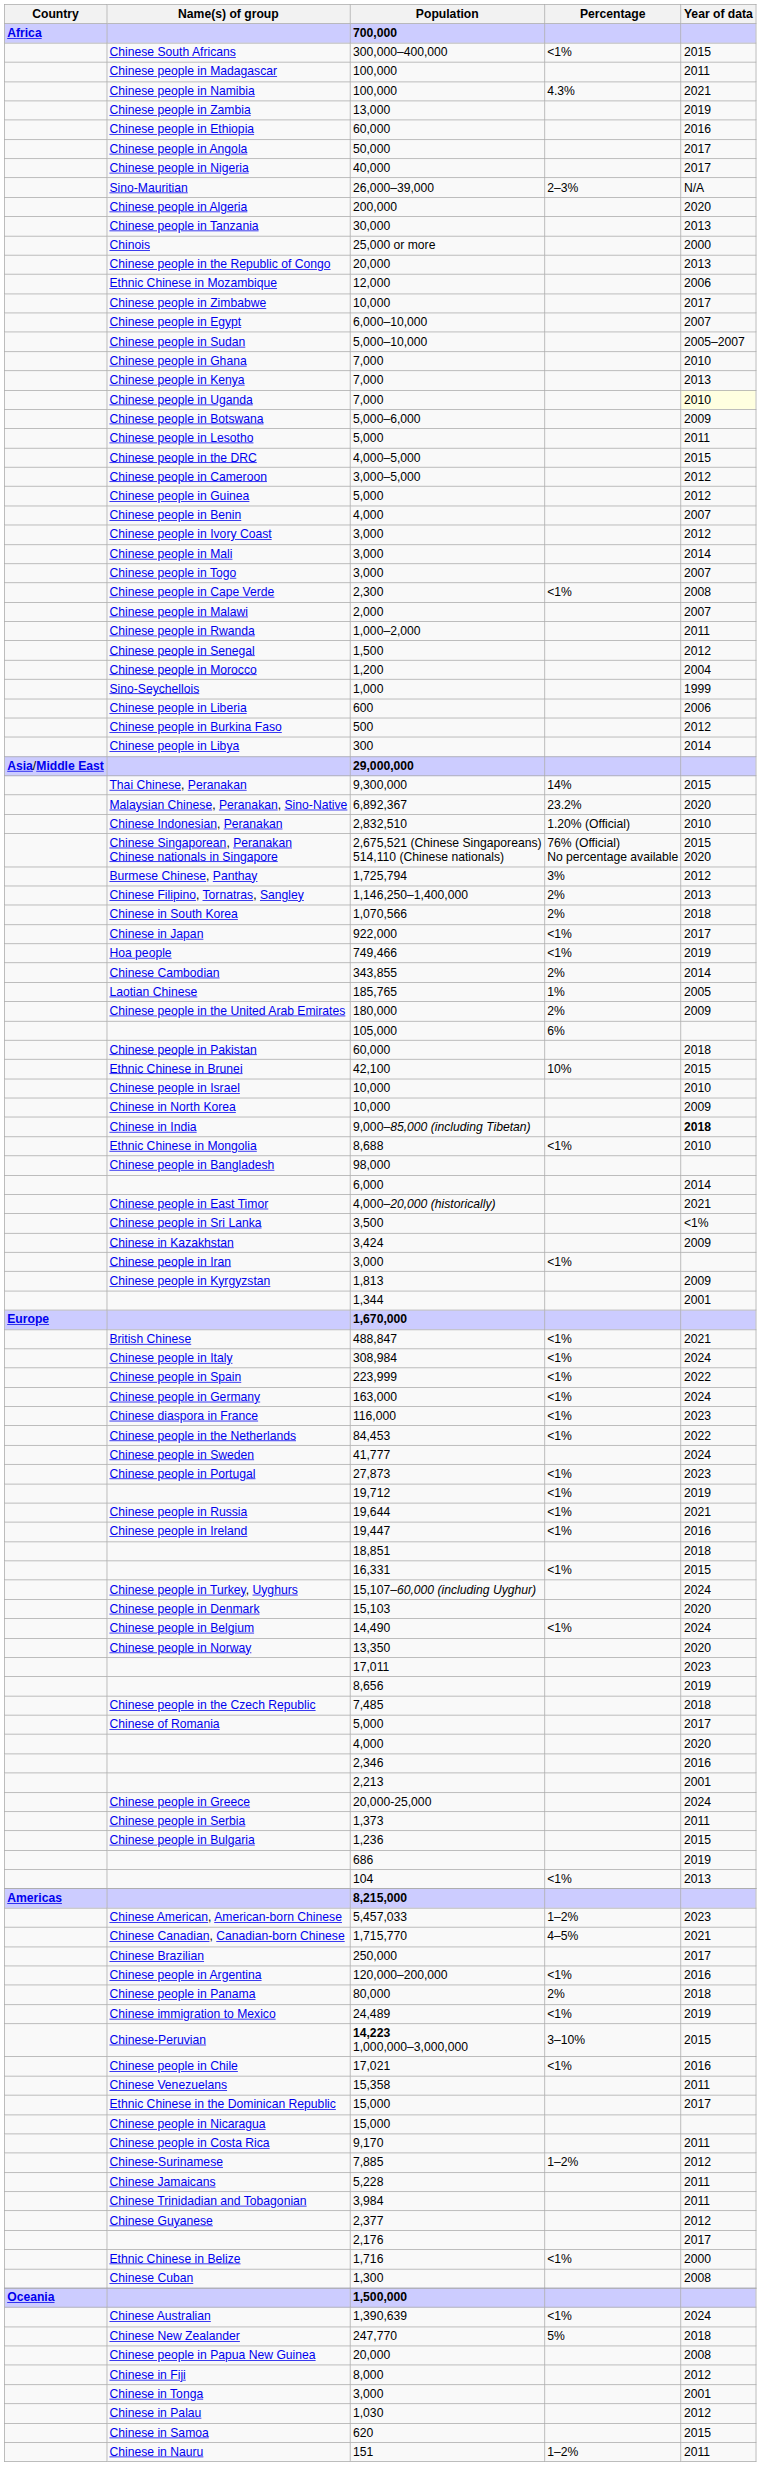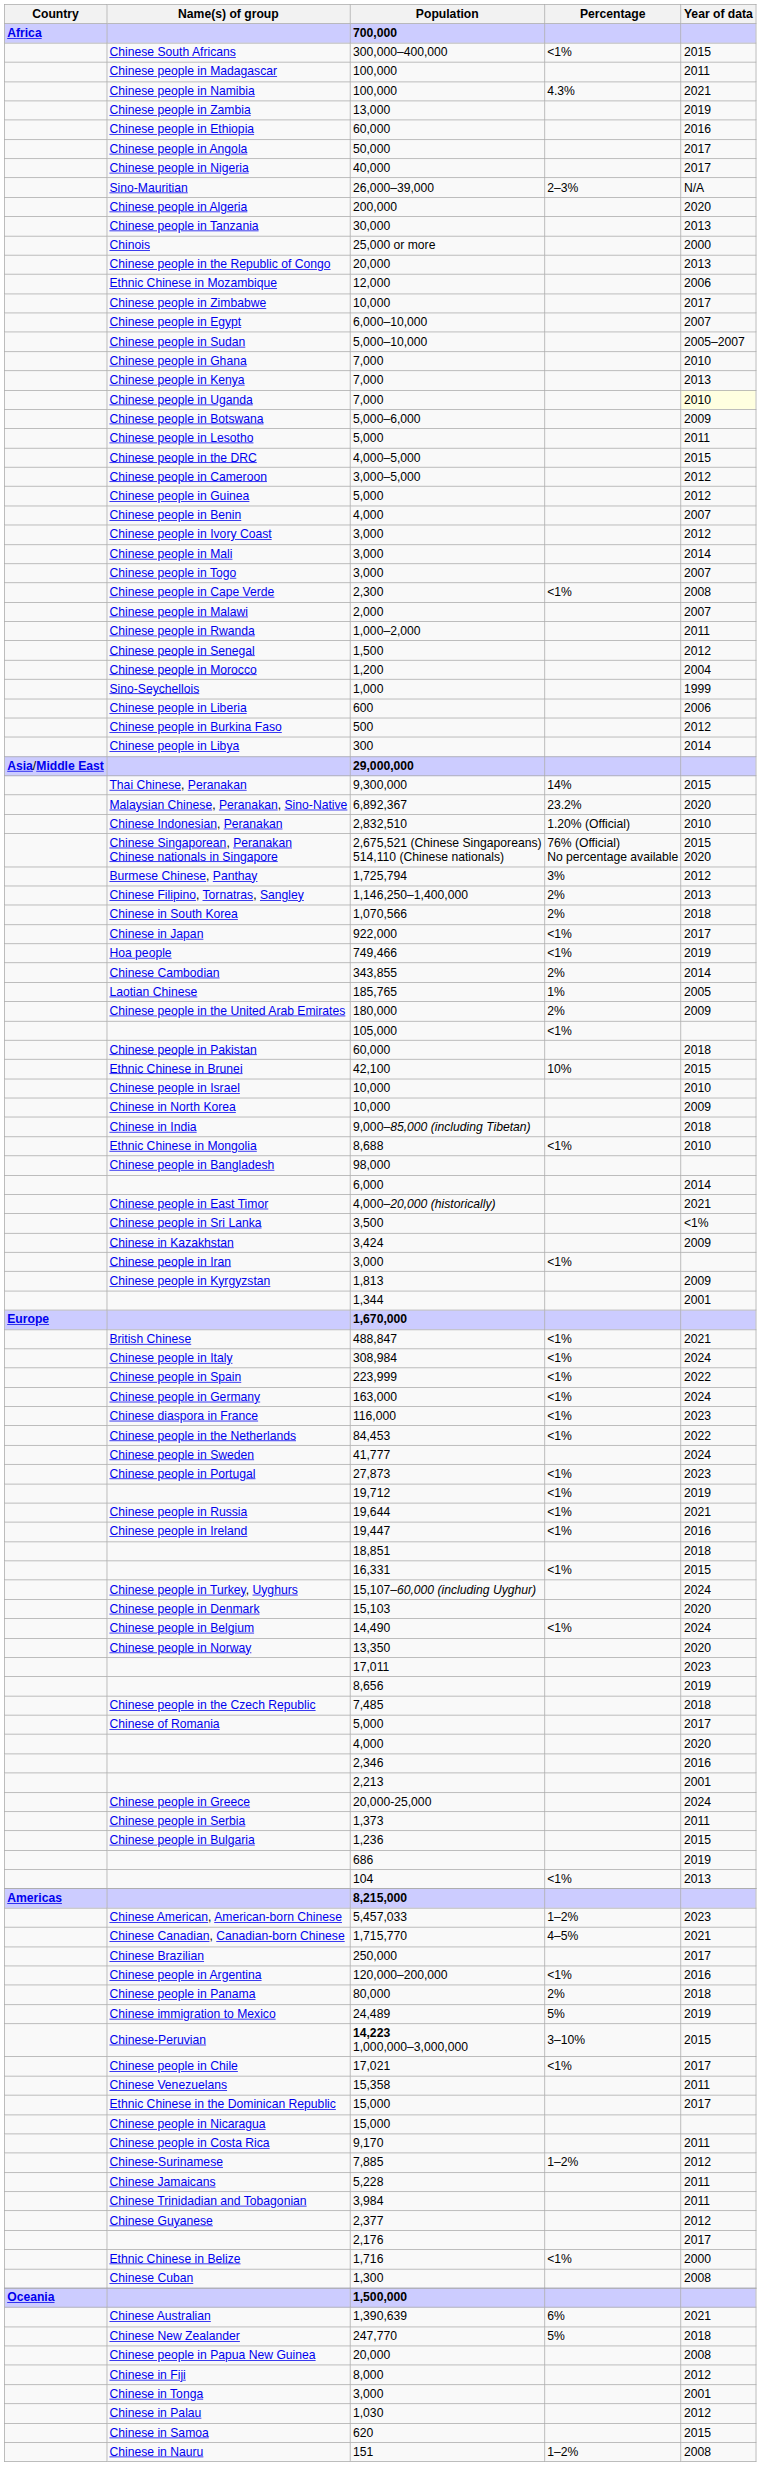(556, 1030) 6% -> (560, 1030) <1%
(697, 1127) bold -> (697, 1127) normal
(560, 2014) <1% -> (556, 2014) 5%
(697, 2066) 2016 -> (697, 2066) 2017
(560, 2317) <1% -> (556, 2317) 6%
(697, 2317) 2024 -> (697, 2317) 2021
(697, 2452) 2011 -> (697, 2452) 2008
